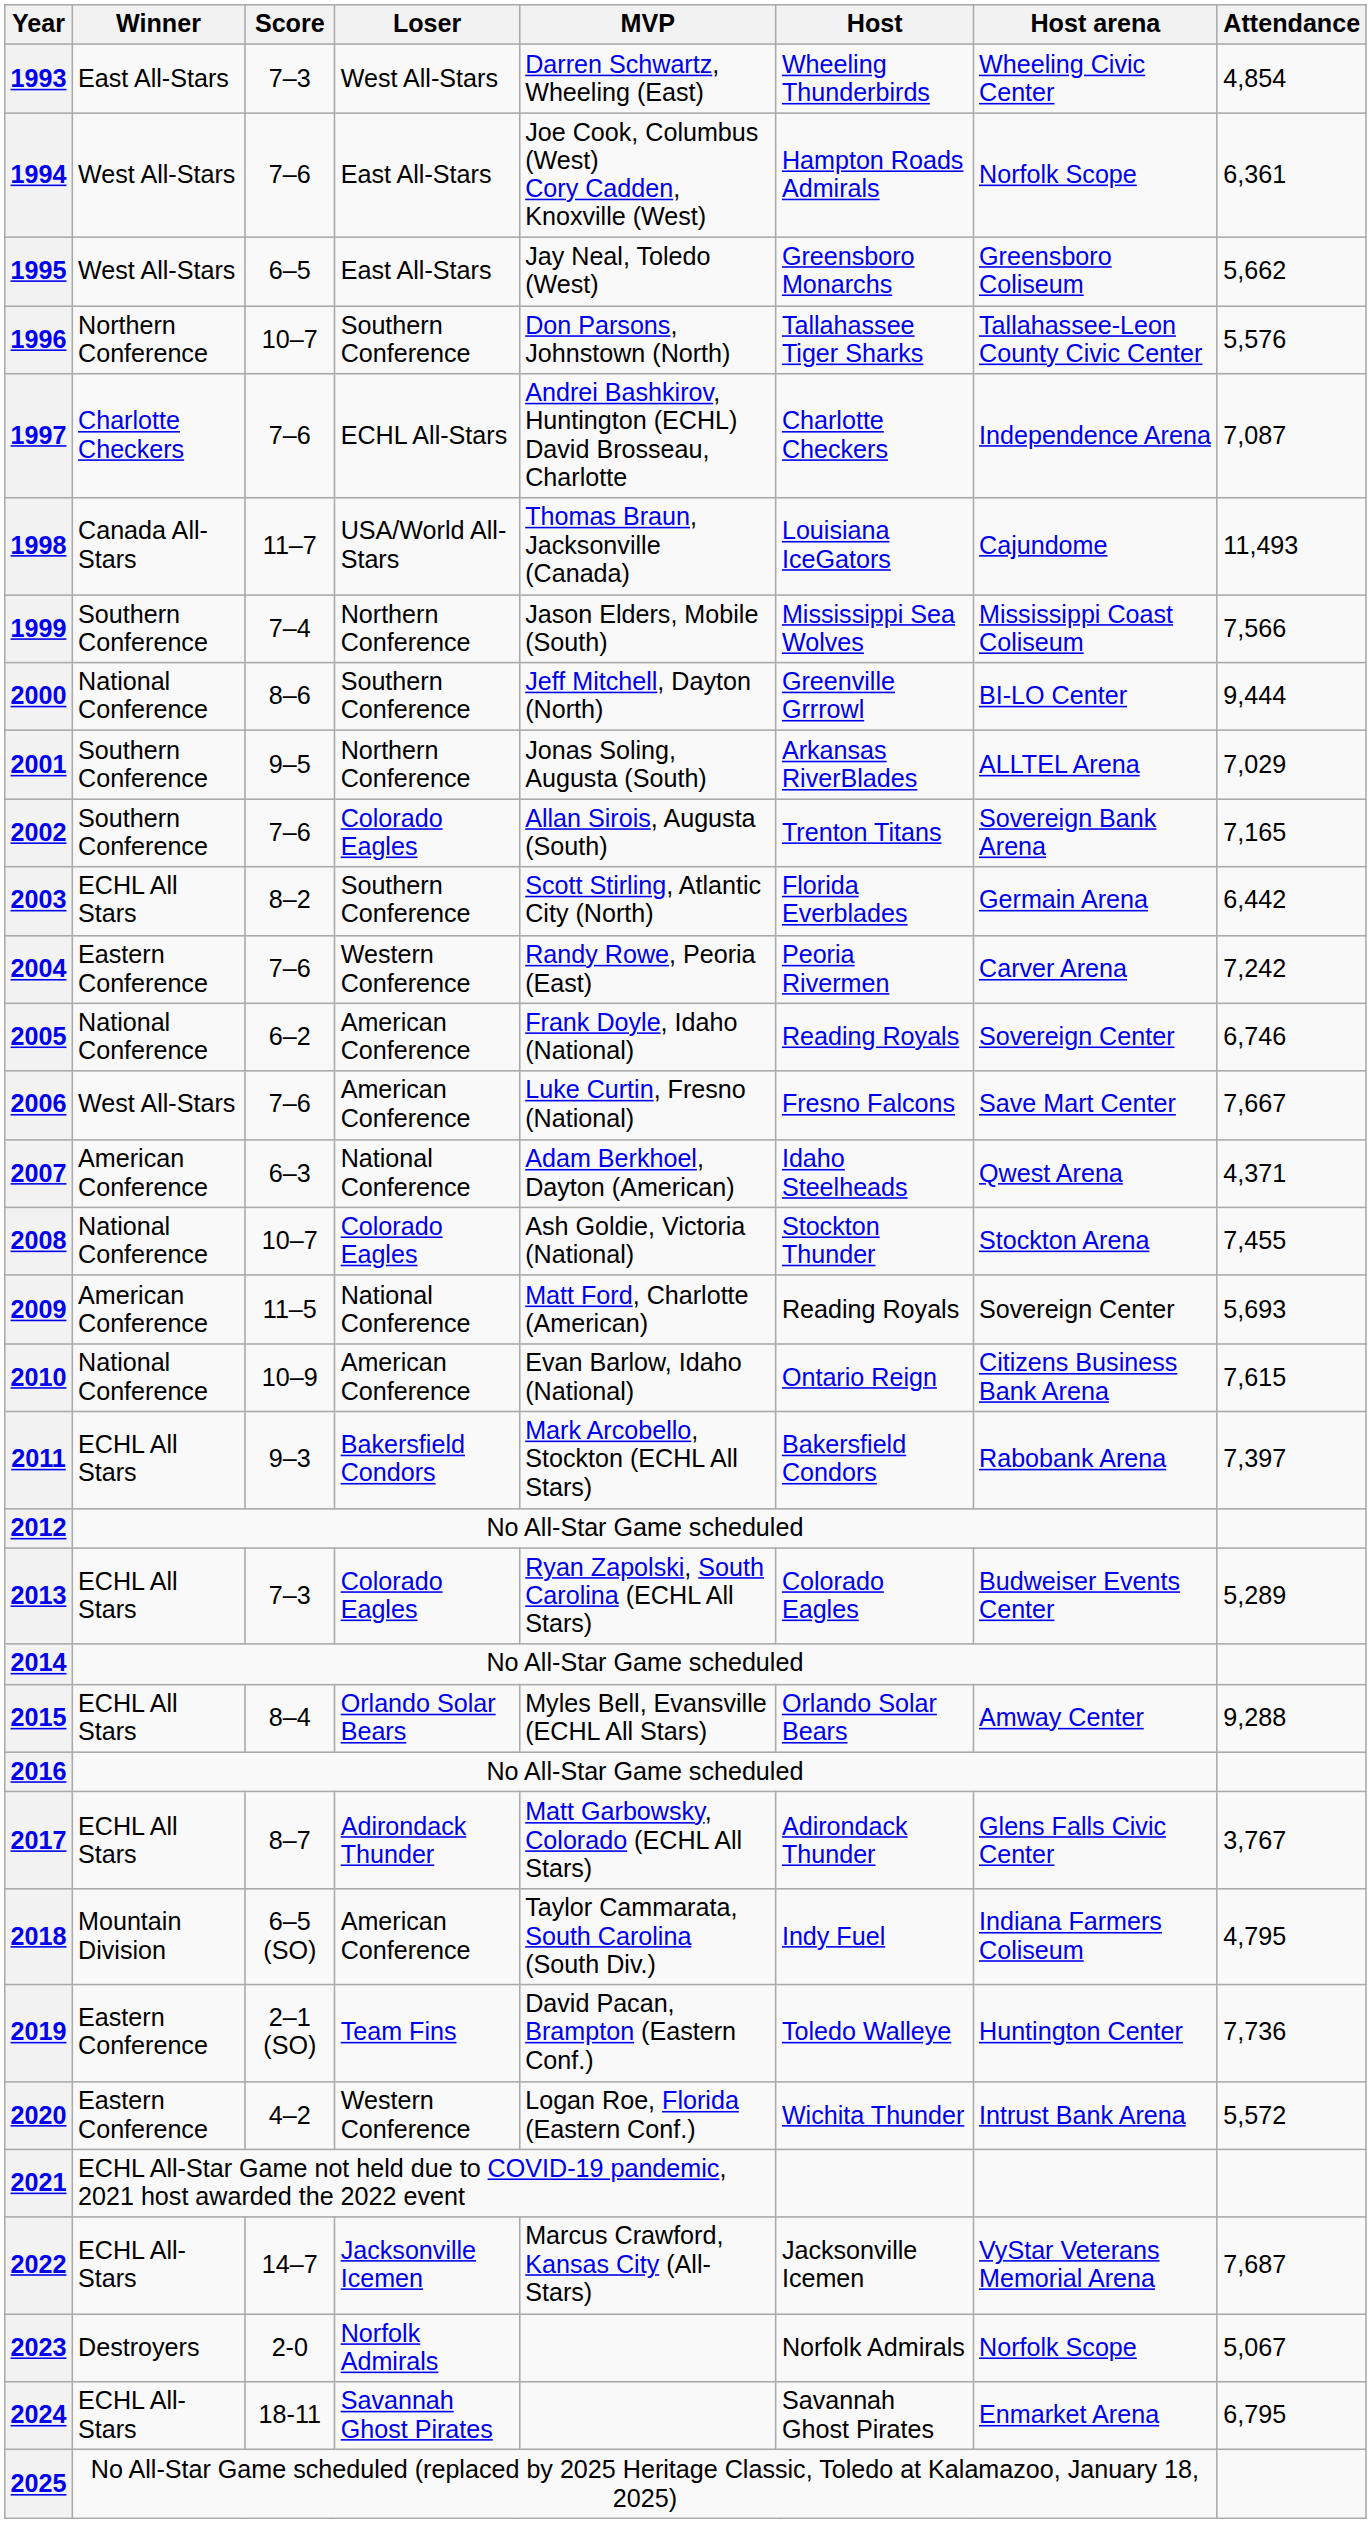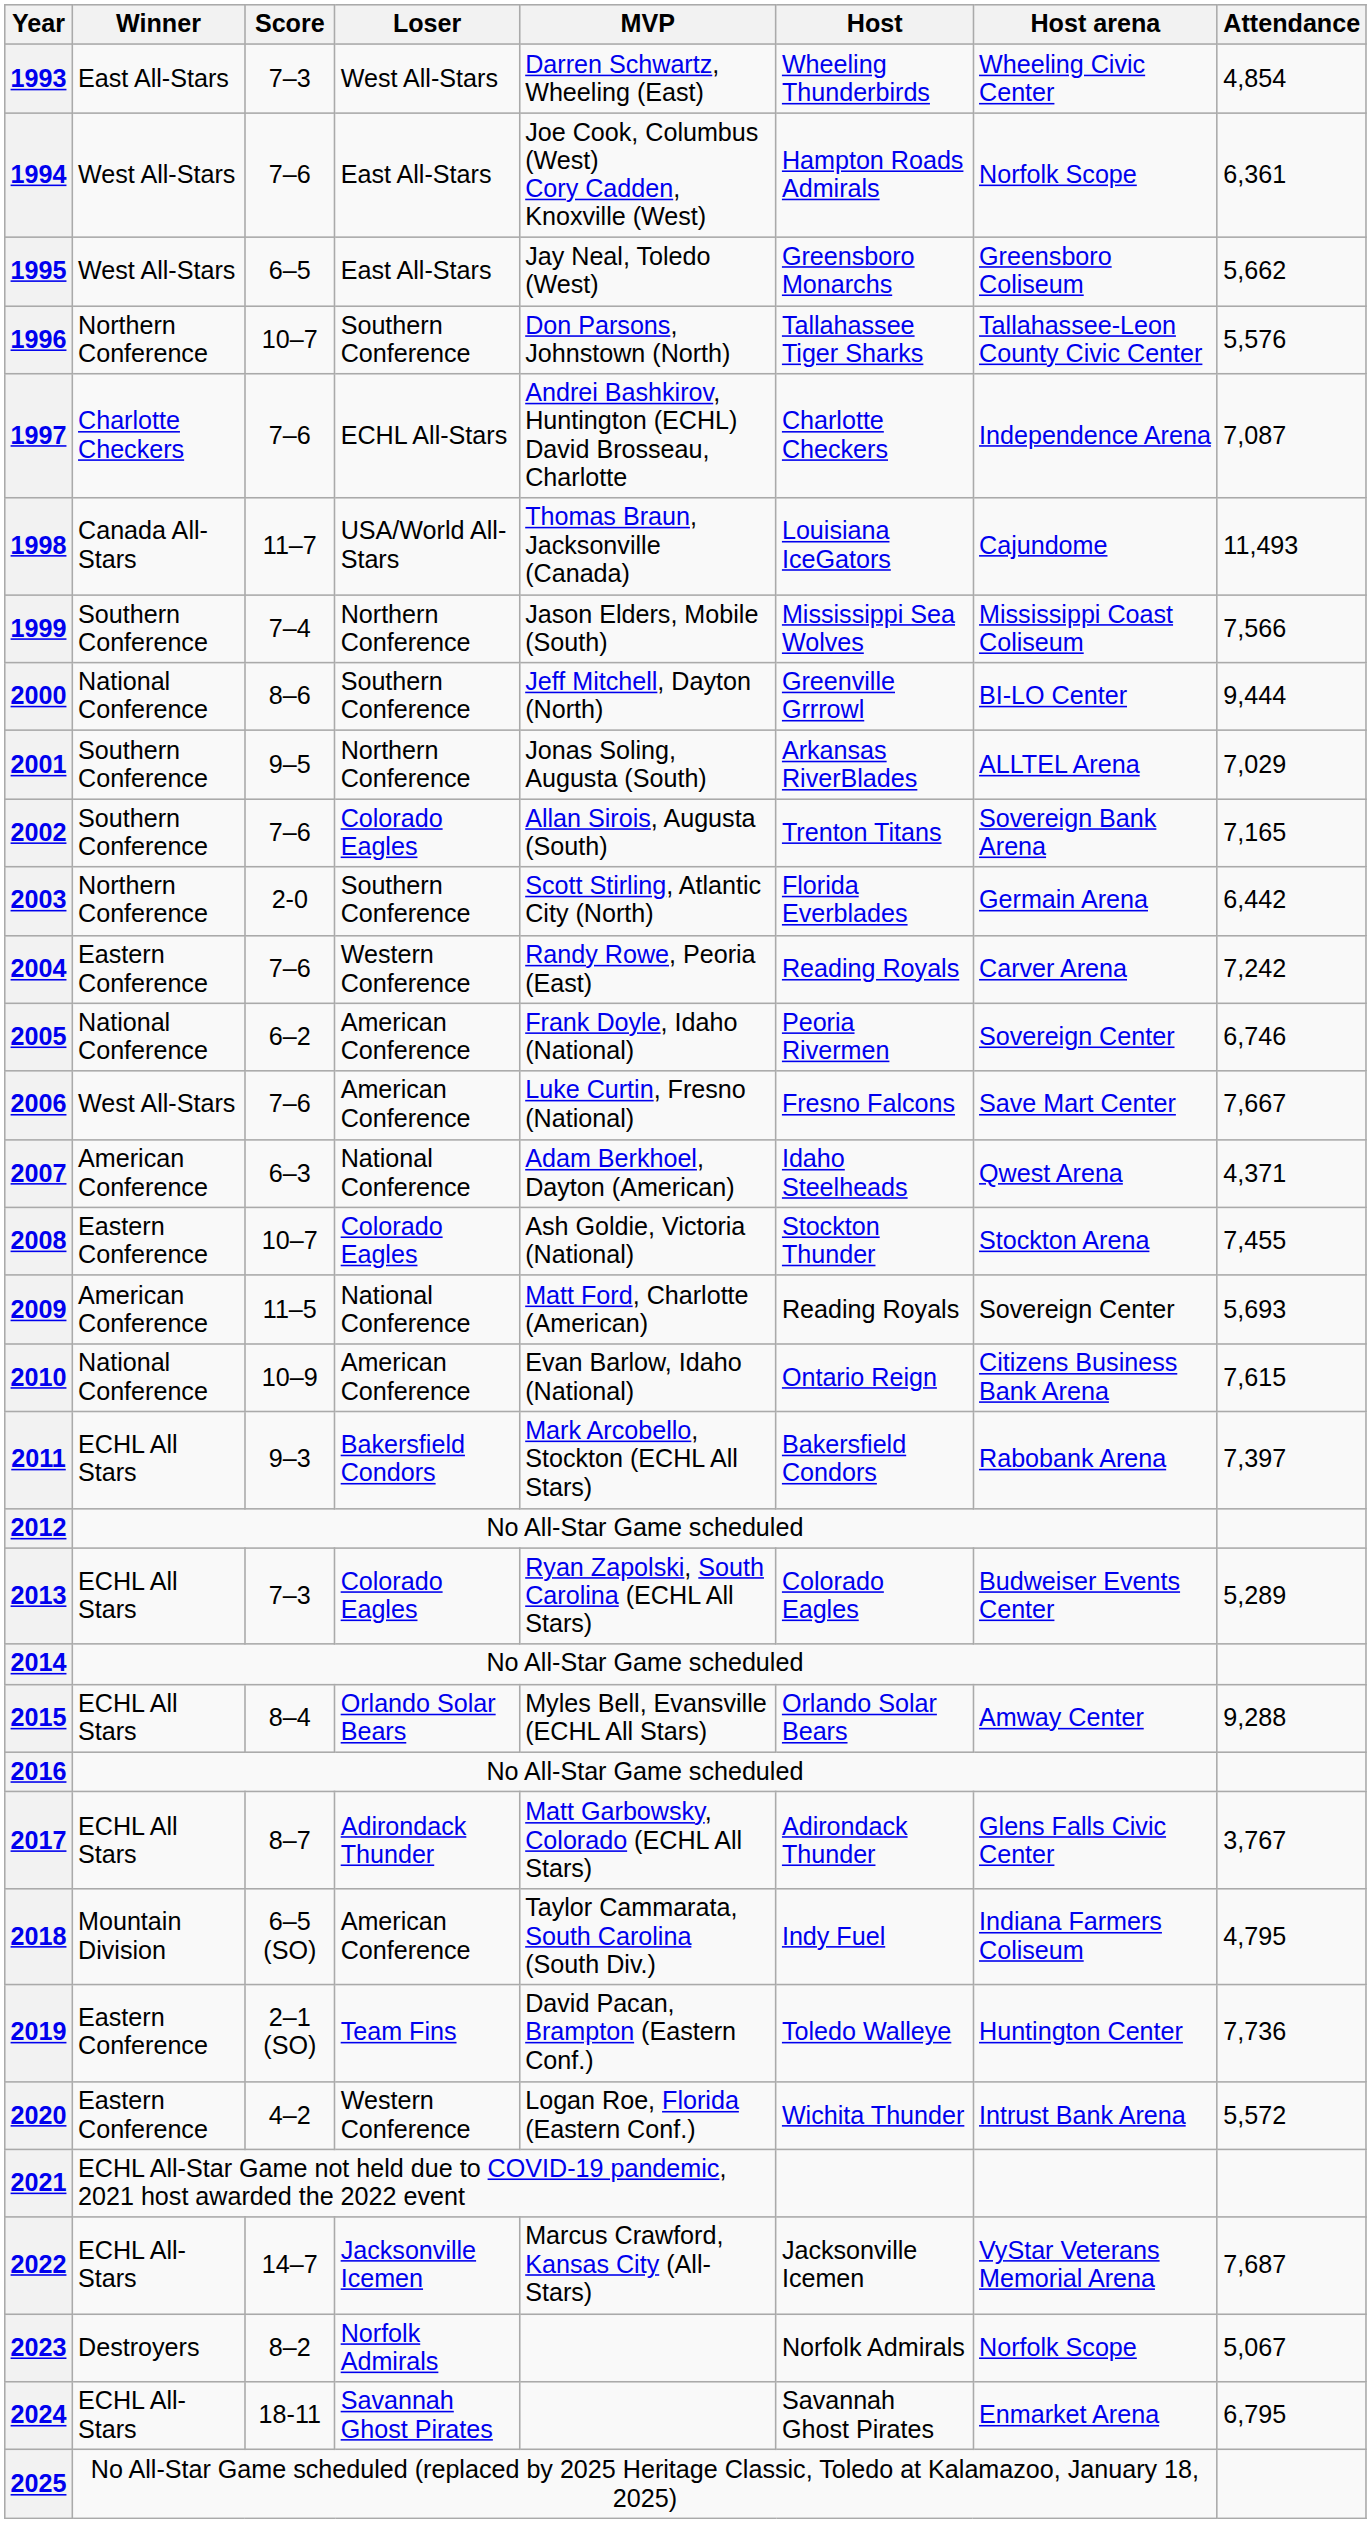(128, 900) ECHL All Stars -> (143, 900) Northern Conference
(290, 900) 8–2 -> (290, 900) 2-0
(836, 968) Peoria Rivermen -> (871, 968) Reading Royals
(871, 1036) Reading Royals -> (836, 1036) Peoria Rivermen
(143, 1241) National Conference -> (143, 1241) Eastern Conference
(290, 2347) 2-0 -> (290, 2347) 8–2
